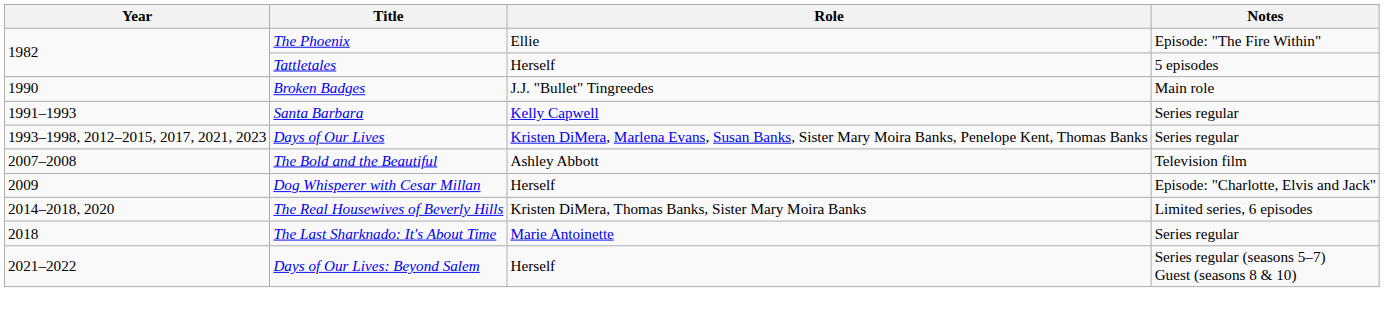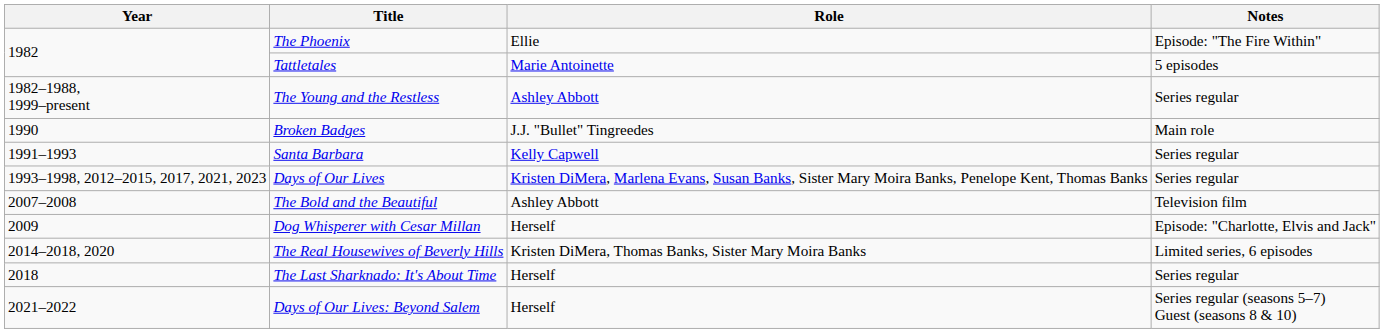(533, 64) Herself -> (562, 64) Marie Antoinette
+ row: (356, 97)
(562, 233) Marie Antoinette -> (533, 274) Herself
